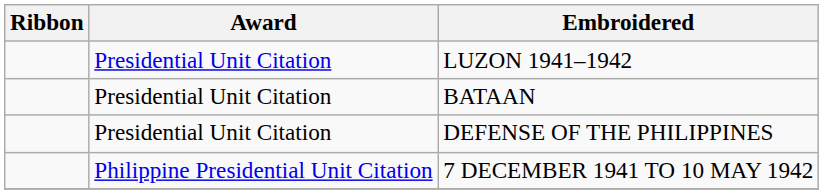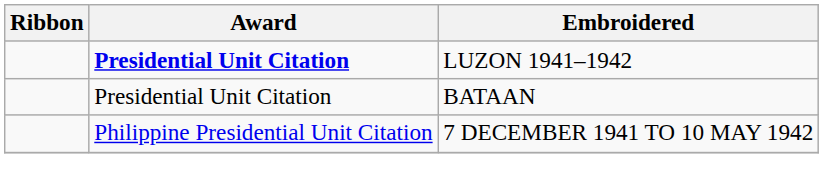(213, 59) normal -> (222, 59) bold
- row: (608, 133)
